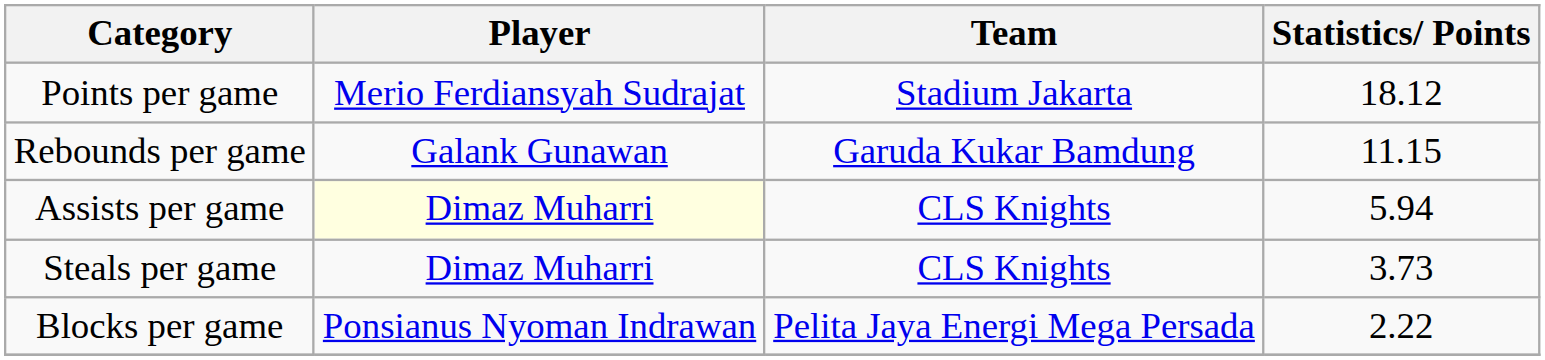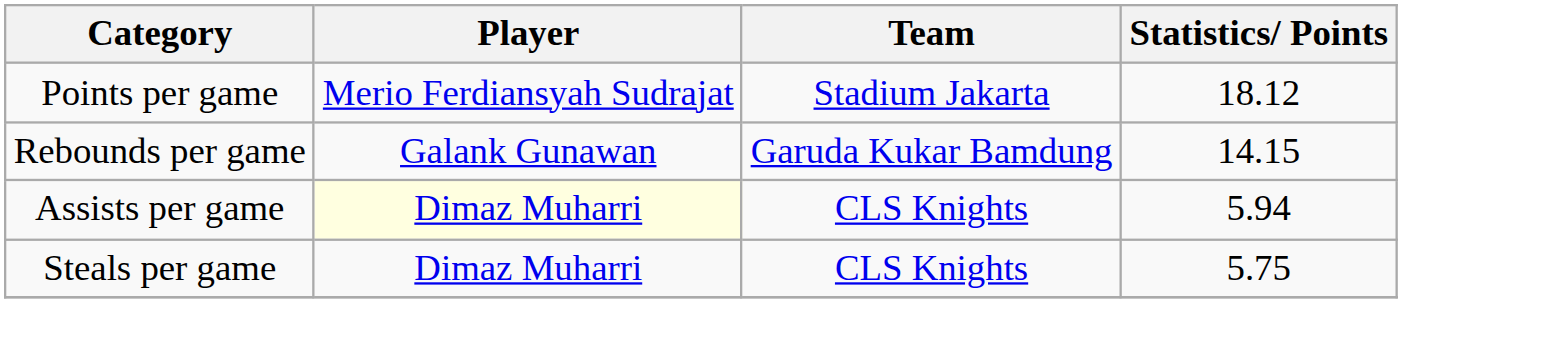(1401, 150) 11.15 -> (1259, 150) 14.15
(1401, 267) 3.73 -> (1259, 267) 5.75
- row: (160, 325)
